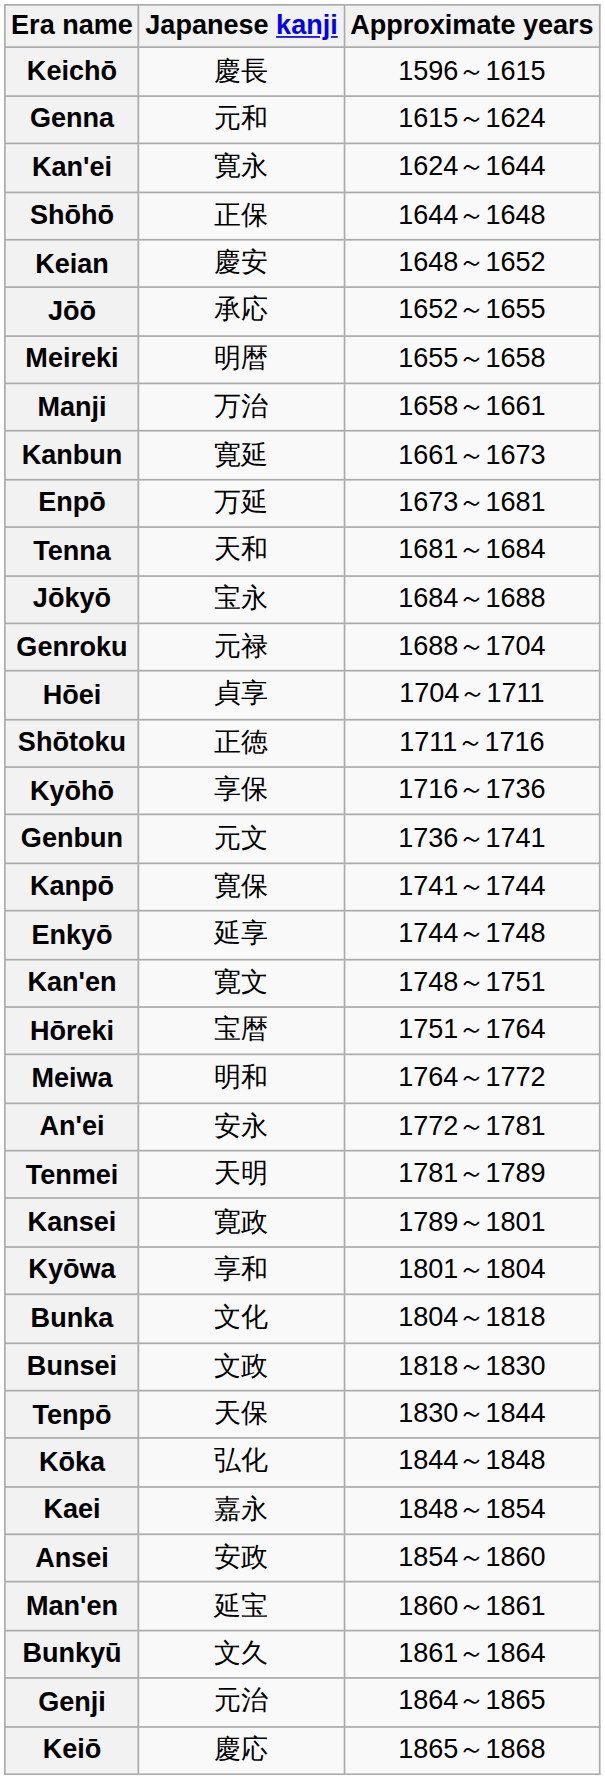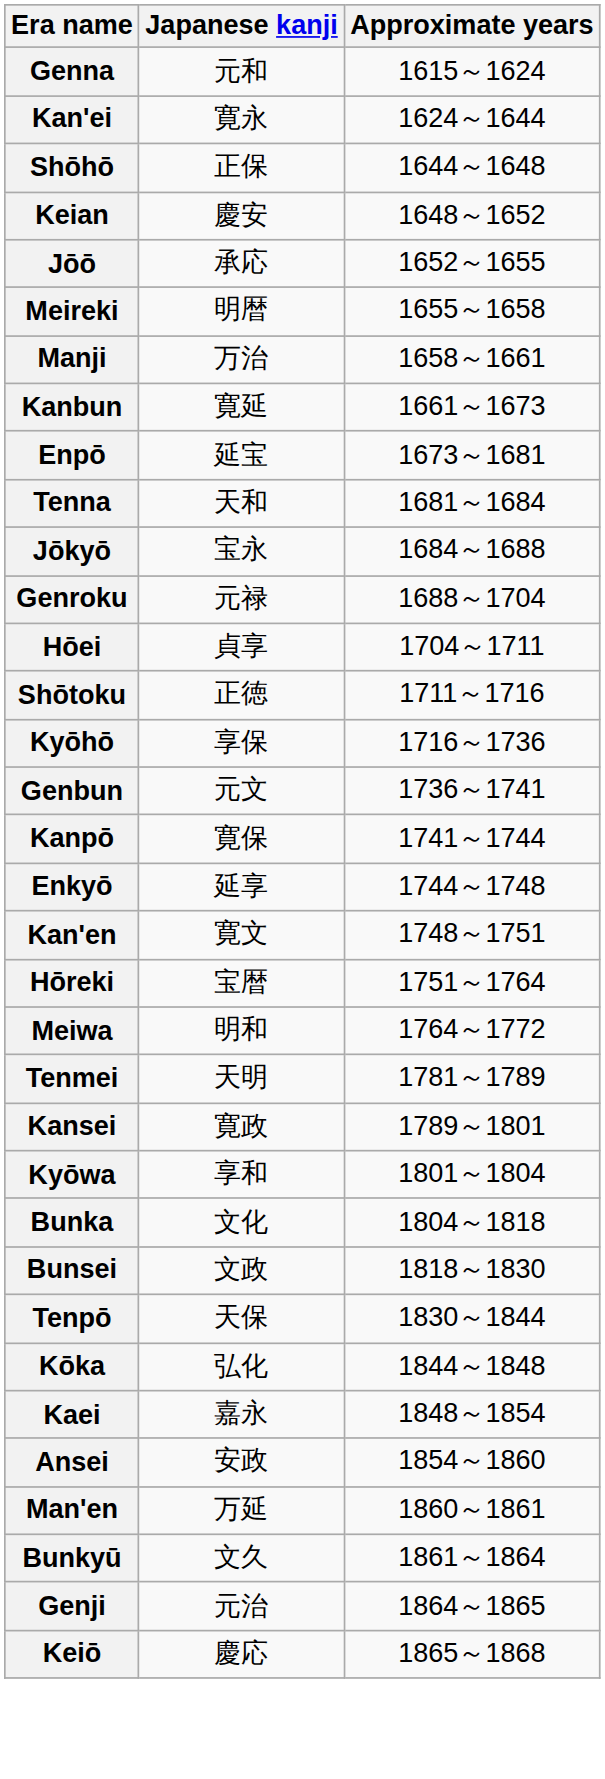- row: (72, 71)
(241, 502) 万延 -> (241, 454) 延宝
- row: (72, 1126)
(241, 1605) 延宝 -> (241, 1509) 万延
